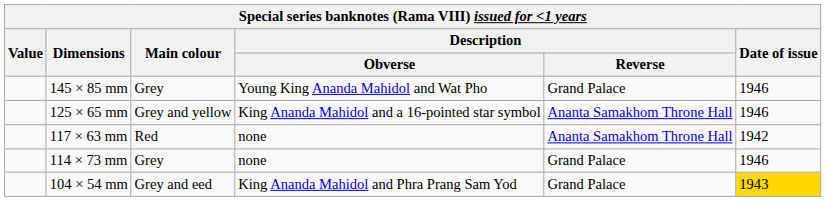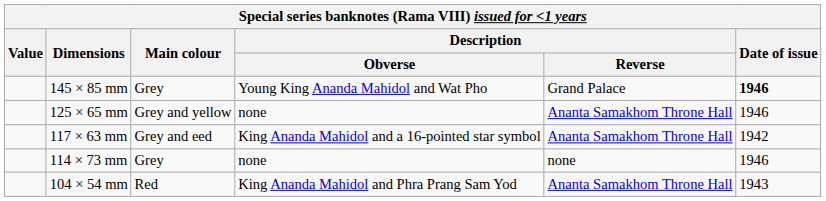(754, 88) normal -> (754, 88) bold
(389, 112) King Ananda Mahidol and a 16-pointed star symbol -> (252, 112) none
(146, 136) Red -> (173, 136) Grey and eed
(252, 136) none -> (389, 136) King Ananda Mahidol and a 16-pointed star symbol
(586, 160) Grand Palace -> (562, 160) none
(173, 184) Grey and eed -> (146, 184) Red
(586, 184) Grand Palace -> (640, 184) Ananta Samakhom Throne Hall
(754, 184) gold background -> (754, 184) no background
